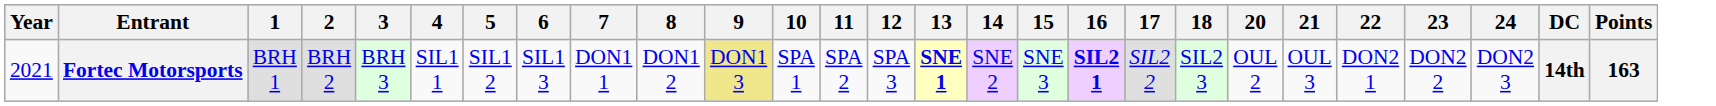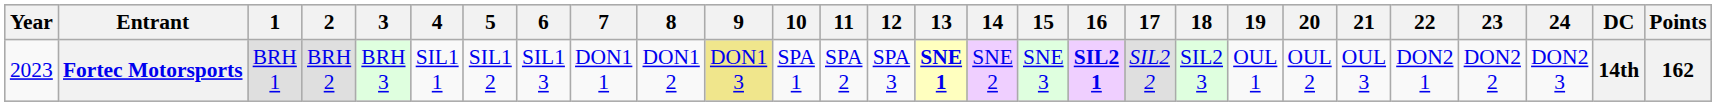+ column: (1255, 21)
(31, 69) 2021 -> (31, 69) 2023
(1624, 69) 163 -> (1678, 69) 162
